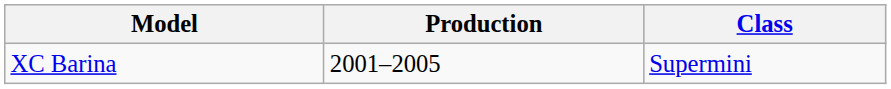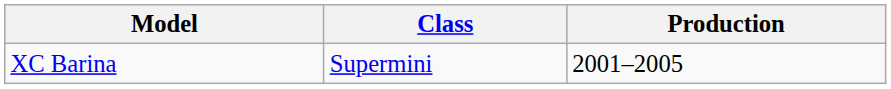columns swapped: (765, 24) <-> (484, 24)
